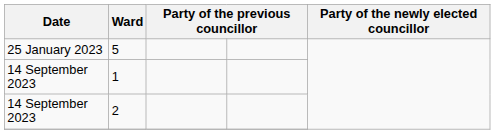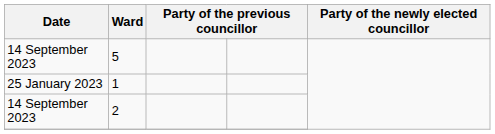(55, 49) 25 January 2023 -> (48, 56) 14 September 2023
(48, 76) 14 September 2023 -> (55, 84) 25 January 2023
